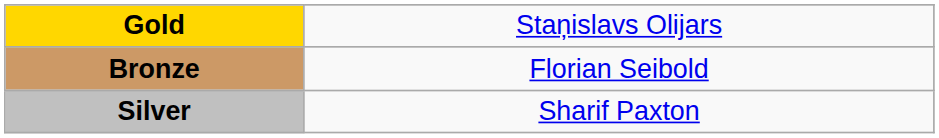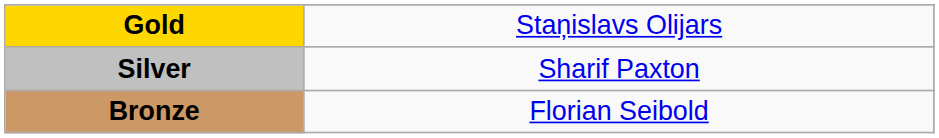rows swapped: (154, 111) <-> (154, 68)
